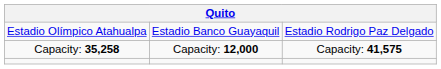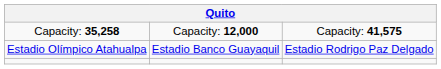rows swapped: (77, 31) <-> (77, 49)
